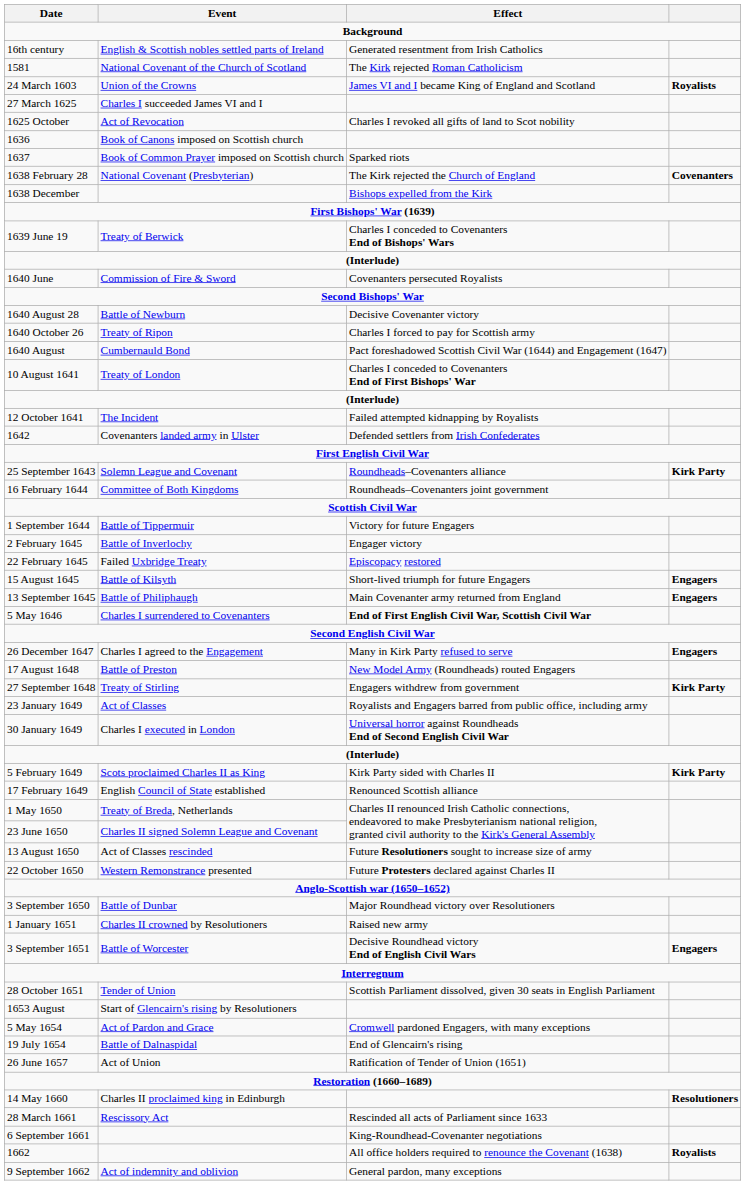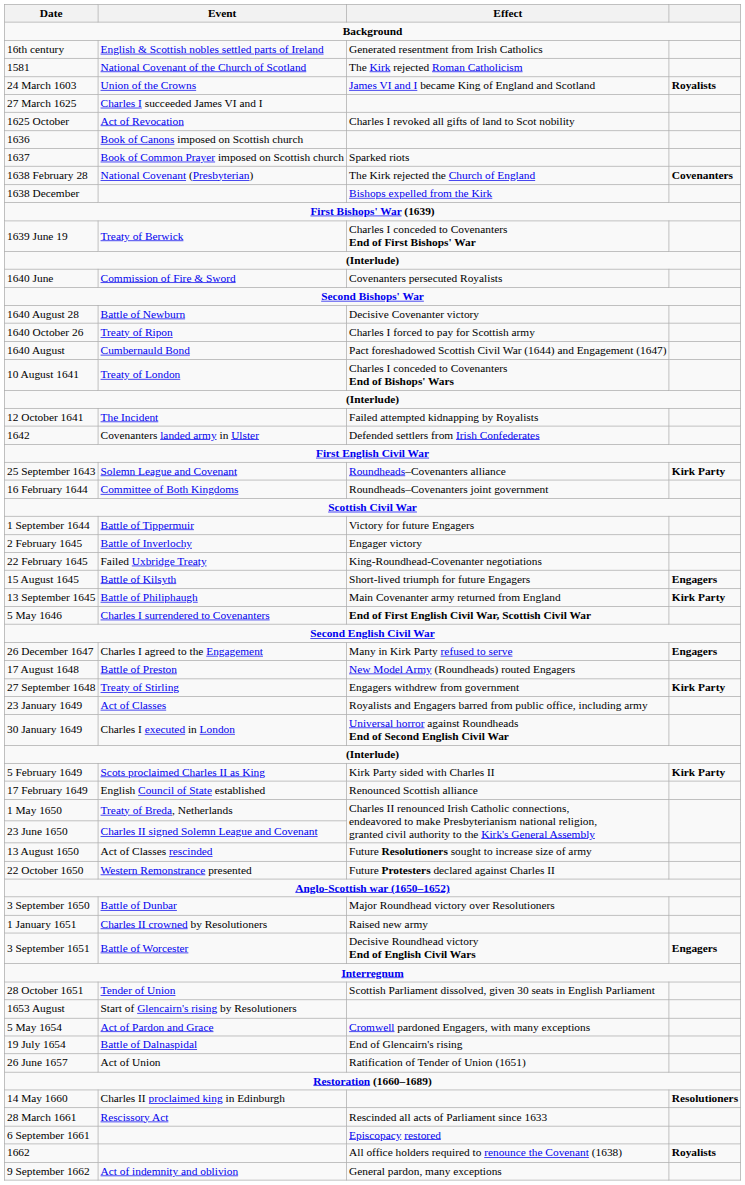(428, 236) Charles I conceded to Covenanters End of Bishops' Wars -> (428, 236) Charles I conceded to Covenanters End of First Bishops' War
(428, 374) Charles I conceded to Covenanters End of First Bishops' War -> (428, 374) Charles I conceded to Covenanters End of Bishops' Wars
(395, 561) Episcopacy restored -> (445, 561) King-Roundhead-Covenanter negotiations
(695, 597) Engagers -> (698, 597) Kirk Party
(445, 1135) King-Roundhead-Covenanter negotiations -> (395, 1135) Episcopacy restored
